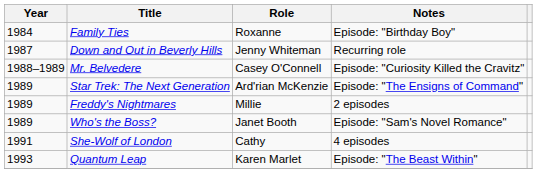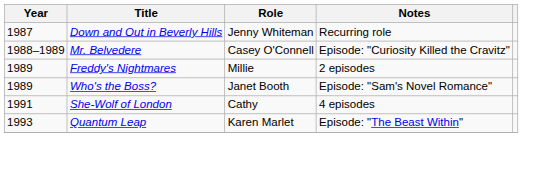- row: (99, 31)
- row: (150, 86)
